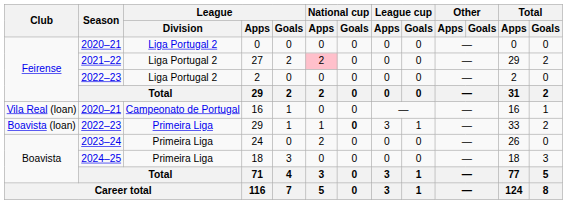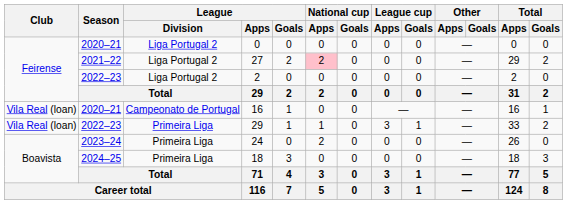(42, 126) Boavista (loan) -> (42, 126) Vila Real (loan)
(354, 126) bold -> (354, 126) normal
